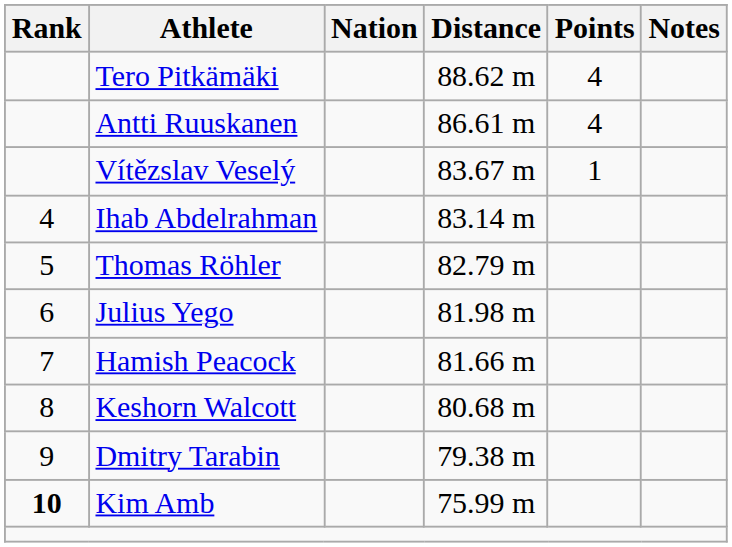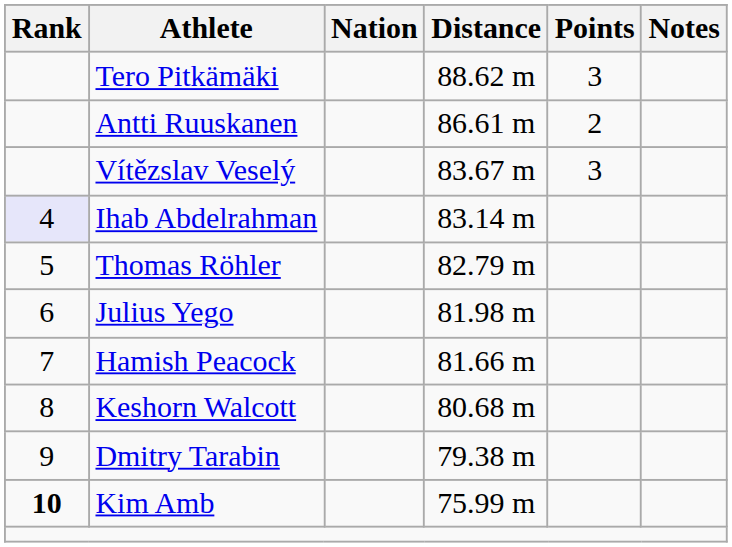(595, 75) 4 -> (595, 75) 3
(595, 123) 4 -> (595, 123) 2
(595, 170) 1 -> (595, 170) 3
(47, 218) no background -> (47, 218) lavender background
